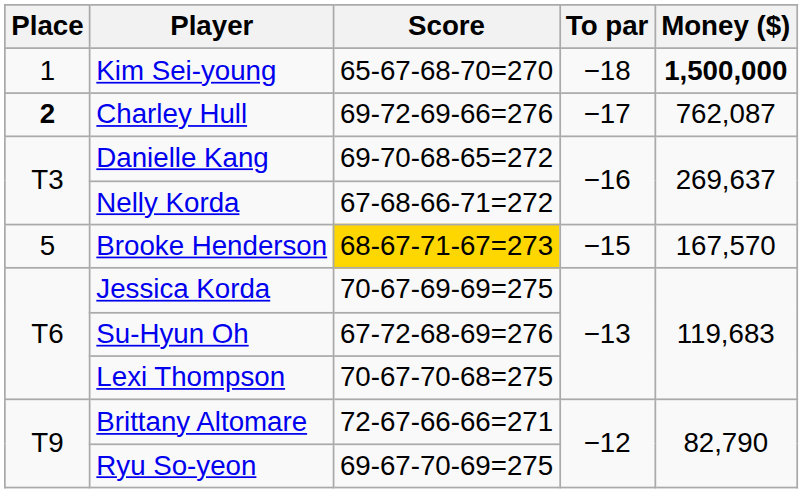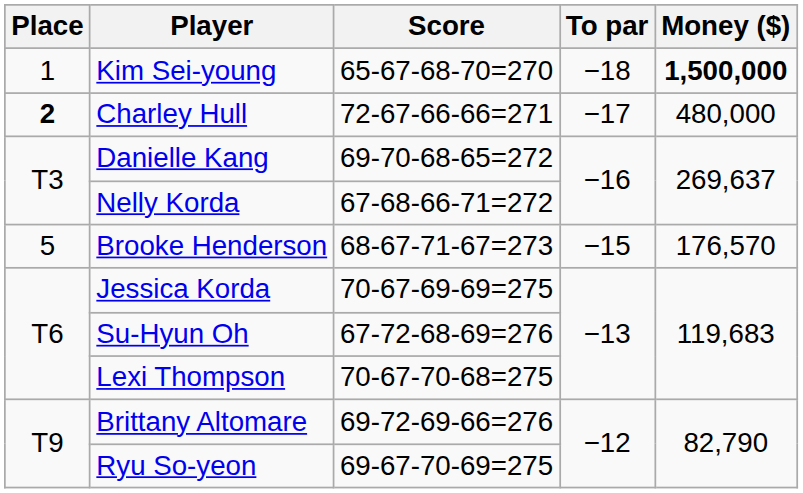(447, 114) 69-72-69-66=276 -> (447, 114) 72-67-66-66=271
(726, 114) 762,087 -> (726, 114) 480,000
(447, 245) gold background -> (447, 245) no background
(726, 245) 167,570 -> (726, 245) 176,570
(447, 421) 72-67-66-66=271 -> (447, 421) 69-72-69-66=276
